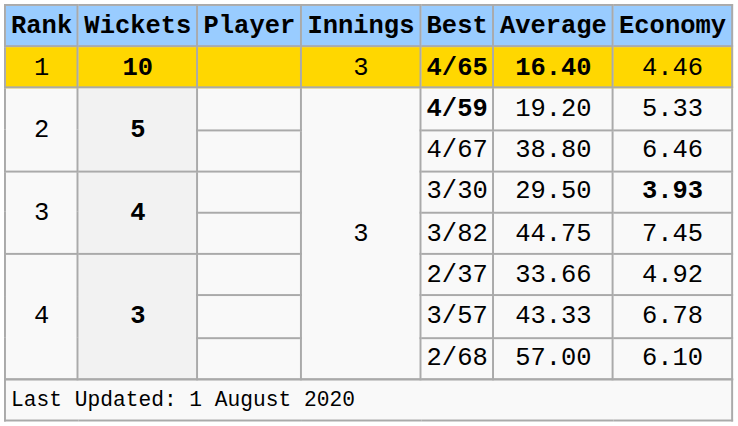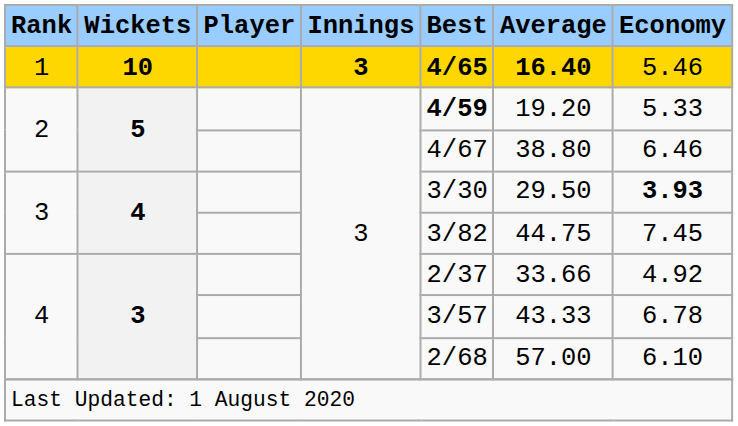(361, 67) normal -> (361, 67) bold
(673, 67) 4.46 -> (673, 67) 5.46
